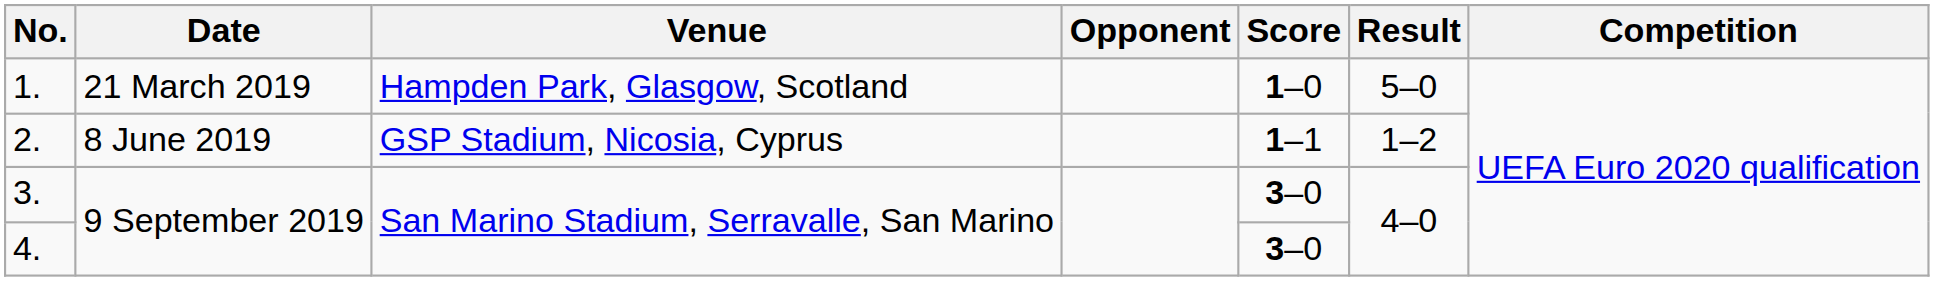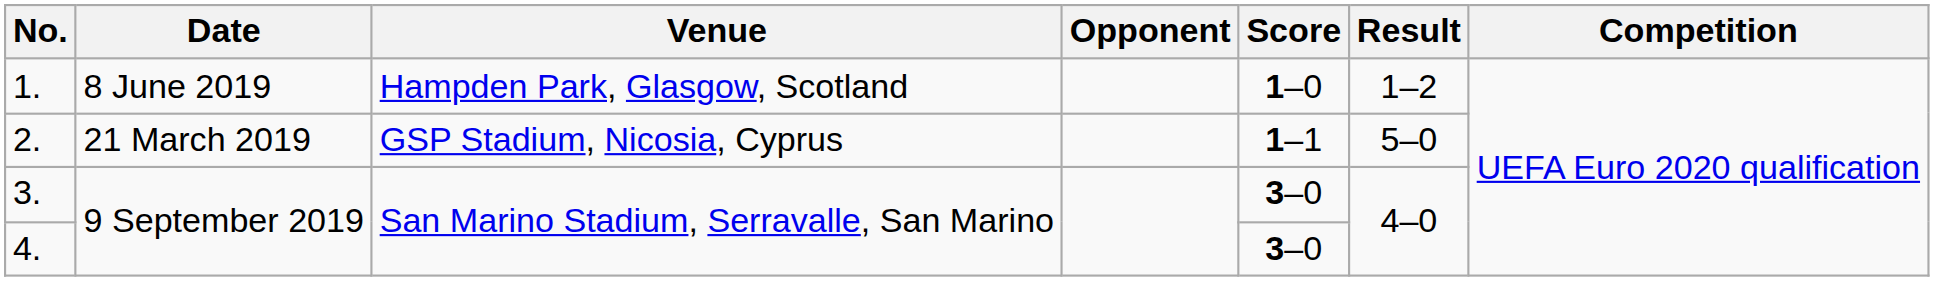(197, 85) 21 March 2019 -> (177, 85) 8 June 2019
(1409, 85) 5–0 -> (1409, 85) 1–2
(177, 139) 8 June 2019 -> (197, 139) 21 March 2019
(1409, 139) 1–2 -> (1409, 139) 5–0
